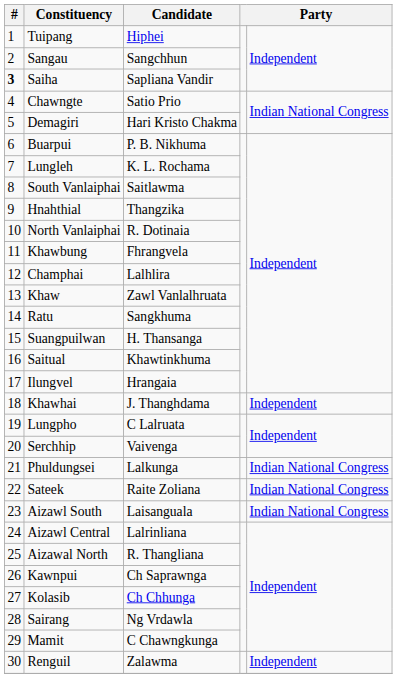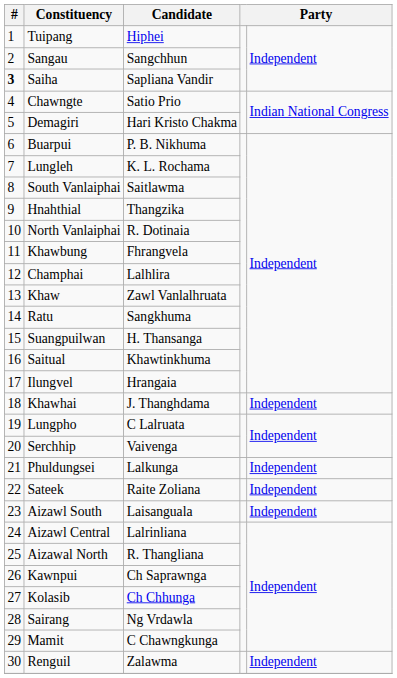(319, 468) Indian National Congress -> (283, 468) Independent
(319, 489) Indian National Congress -> (283, 489) Independent
(319, 511) Indian National Congress -> (283, 511) Independent
